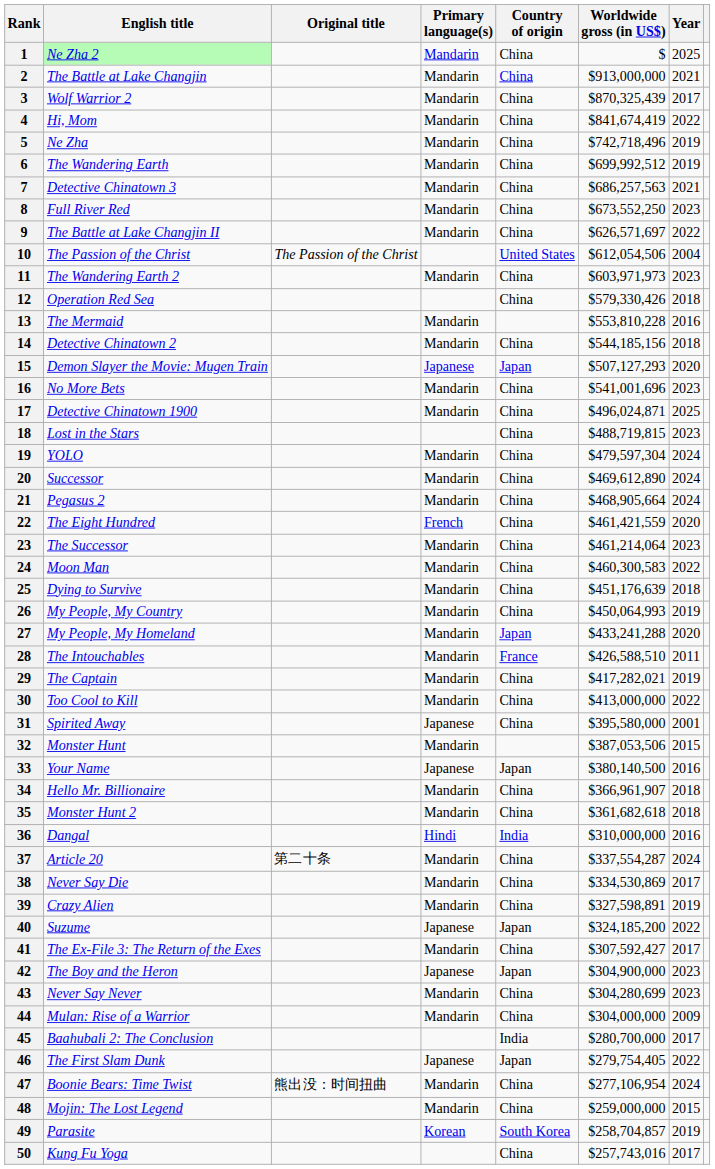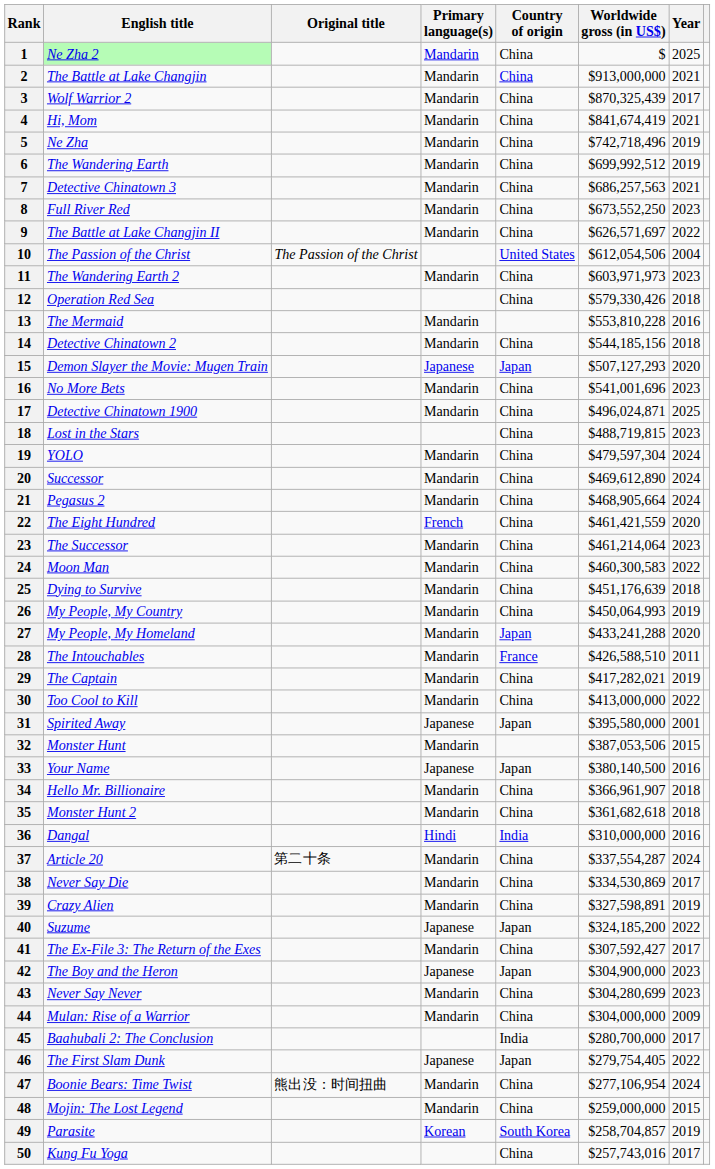(686, 120) 2022 -> (686, 120) 2021
(516, 723) China -> (515, 723) Japan
